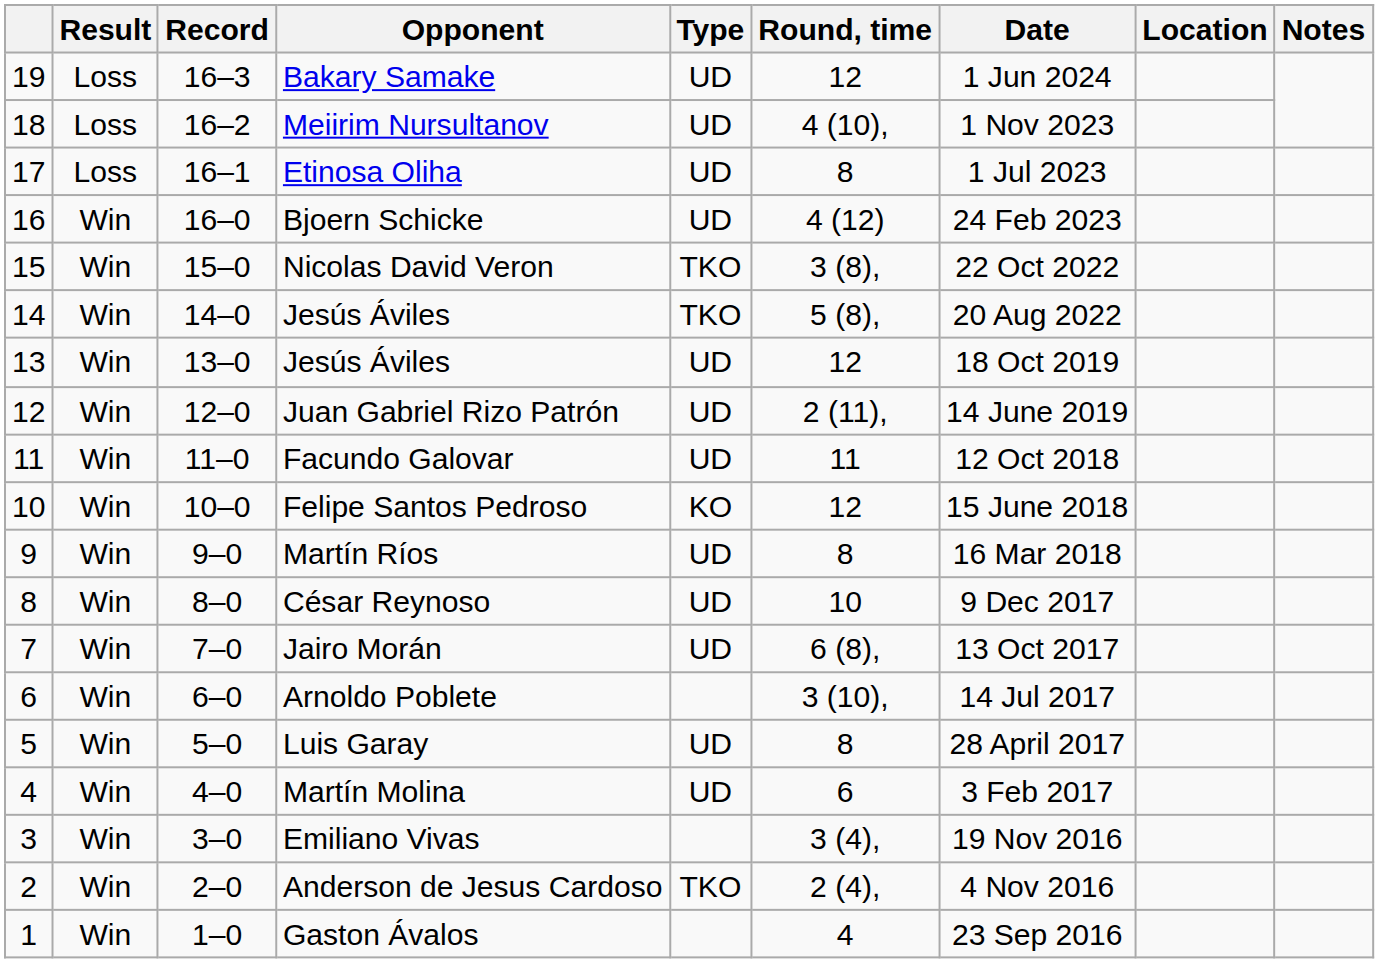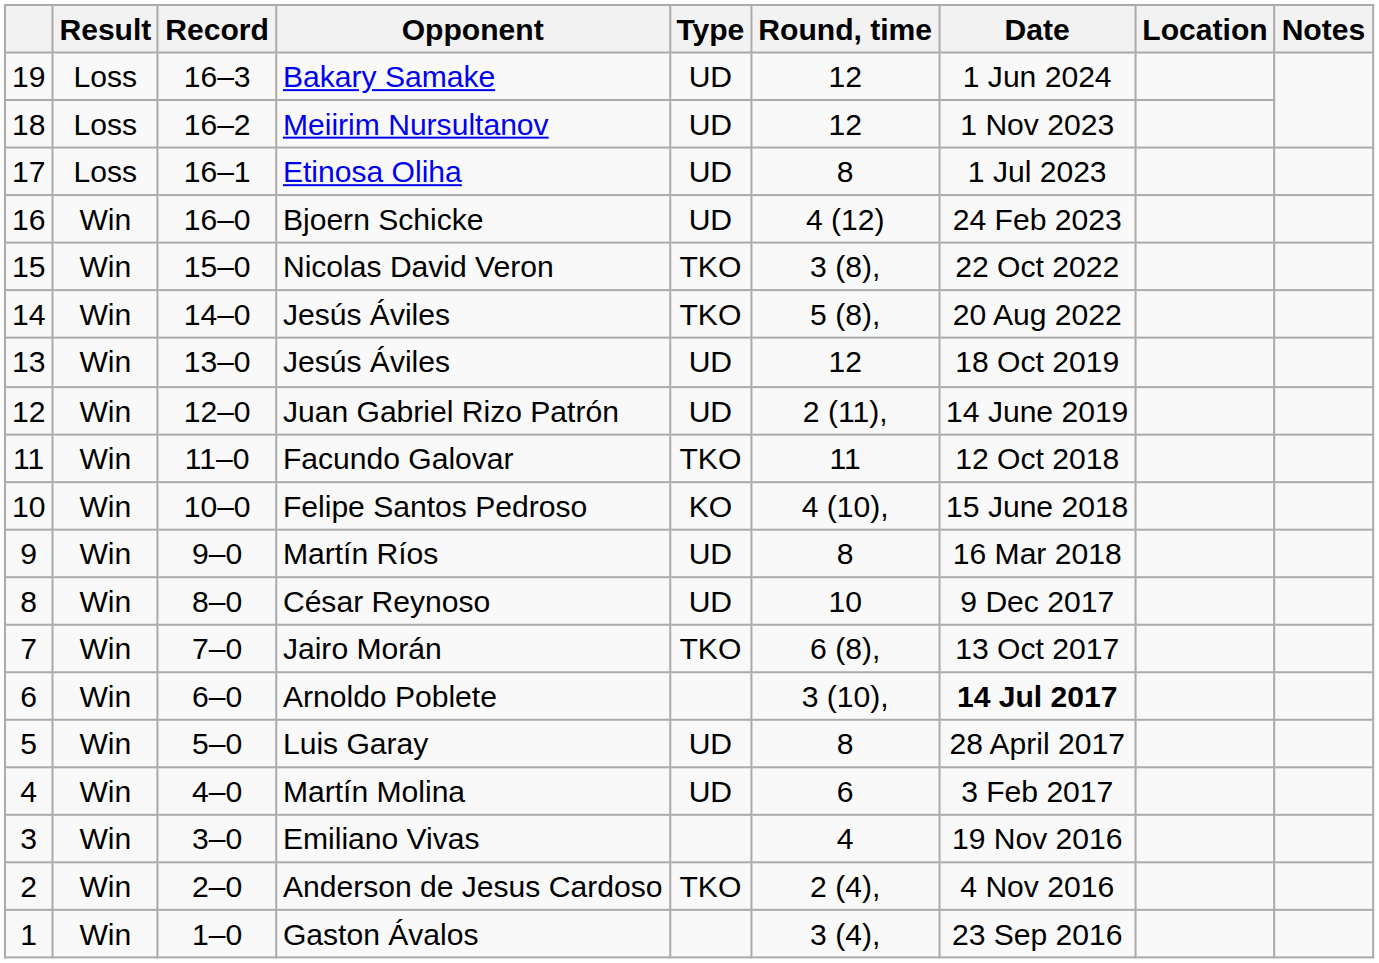(845, 124) 4 (10), -> (845, 124) 12
(710, 458) UD -> (710, 458) TKO
(845, 505) 12 -> (845, 505) 4 (10),
(710, 648) UD -> (710, 648) TKO
(1037, 696) normal -> (1037, 696) bold
(845, 839) 3 (4), -> (845, 839) 4
(845, 934) 4 -> (845, 934) 3 (4),
